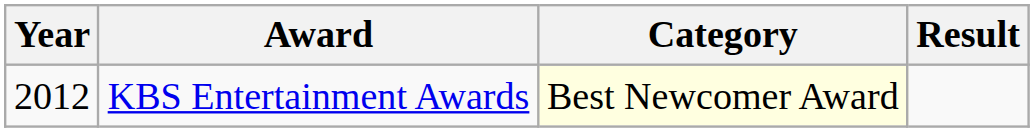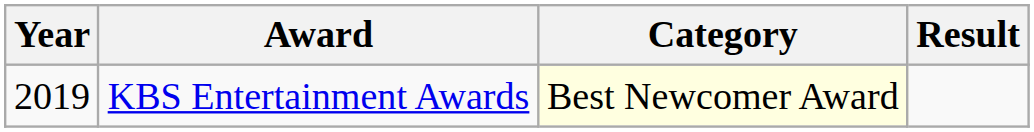(52, 95) 2012 -> (52, 95) 2019
